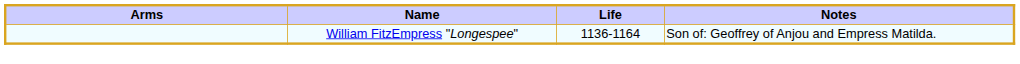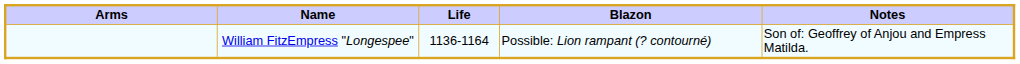+ column: (631, 15)
